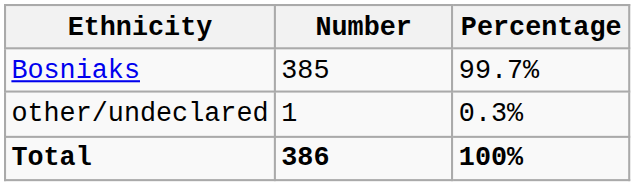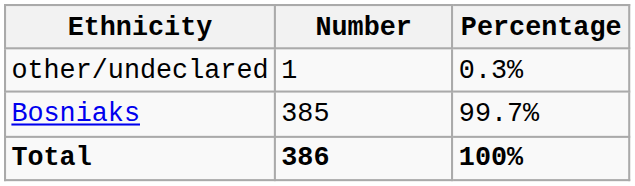rows swapped: (76, 70) <-> (140, 114)
